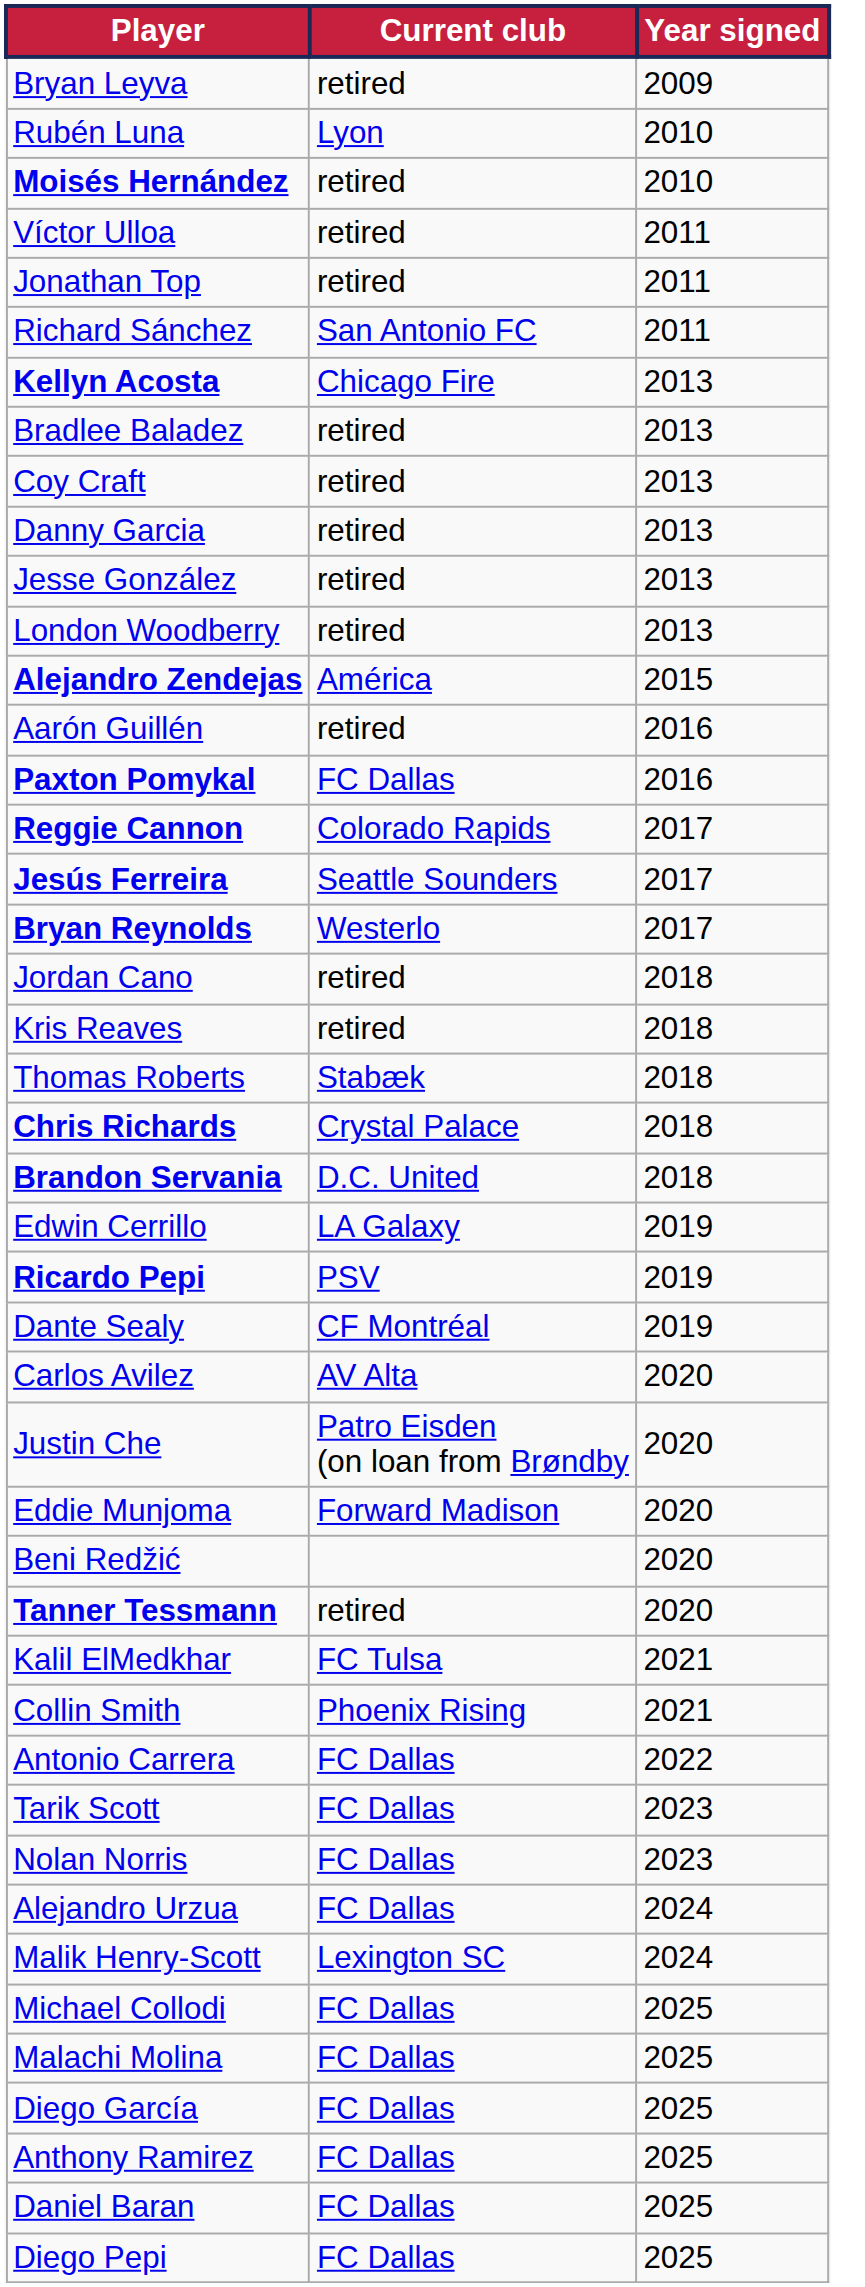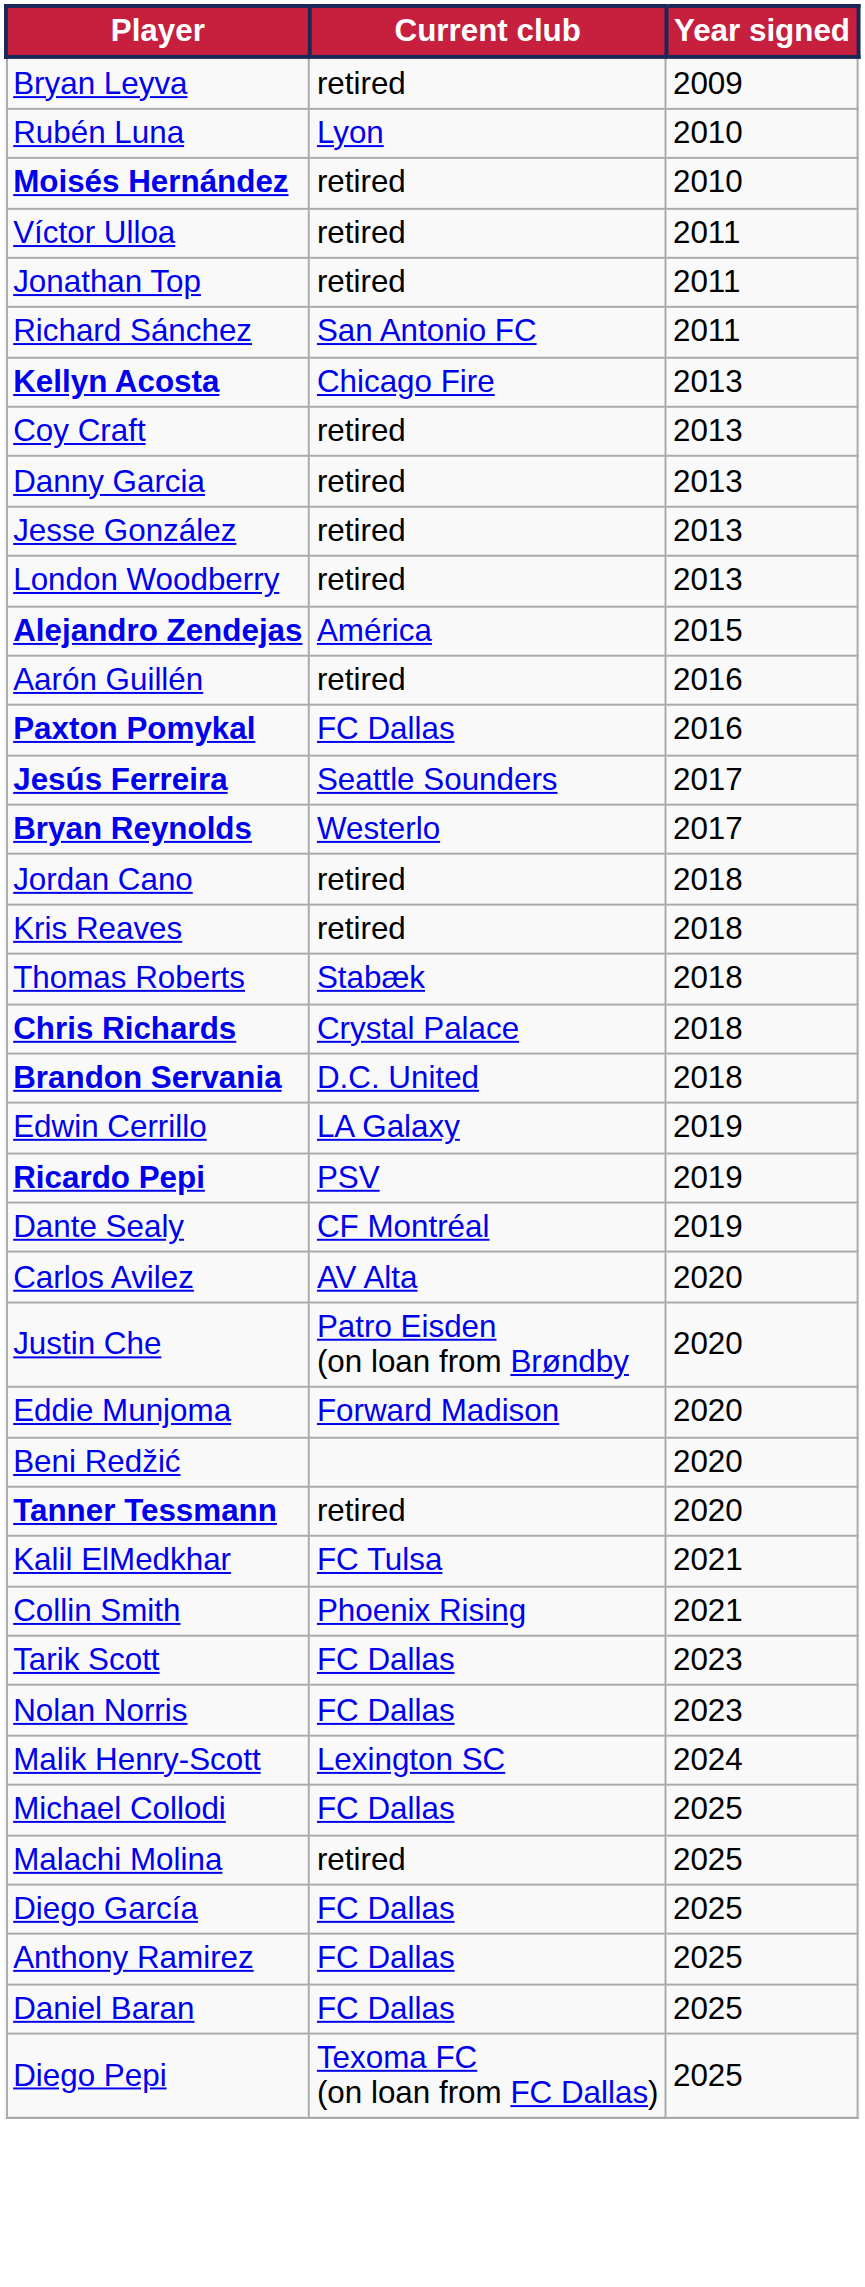- row: (128, 431)
- row: (128, 829)
- row: (124, 1759)
- row: (126, 1908)
(386, 2057) FC Dallas -> (361, 1859) retired
(386, 2256) FC Dallas -> (488, 2075) Texoma FC (on loan from FC Dallas)
